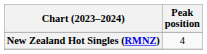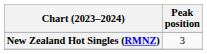(182, 40) 4 -> (182, 40) 3
